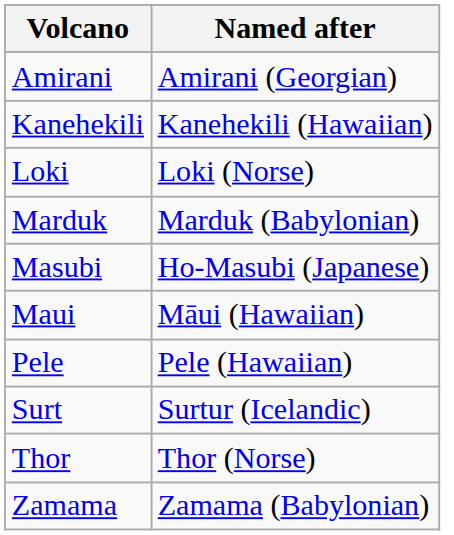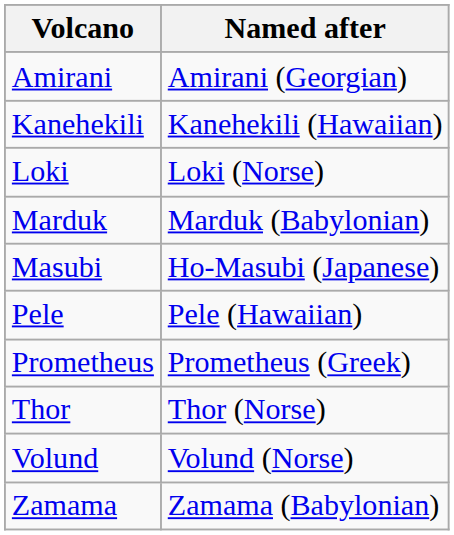- row: (44, 314)
+ row: (83, 362)
- row: (37, 409)
+ row: (55, 457)
